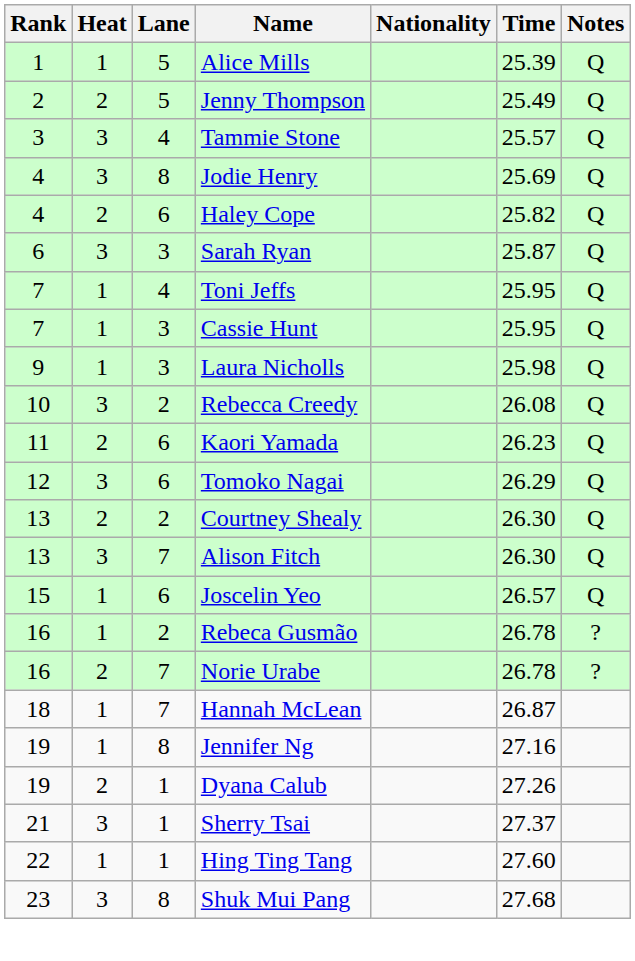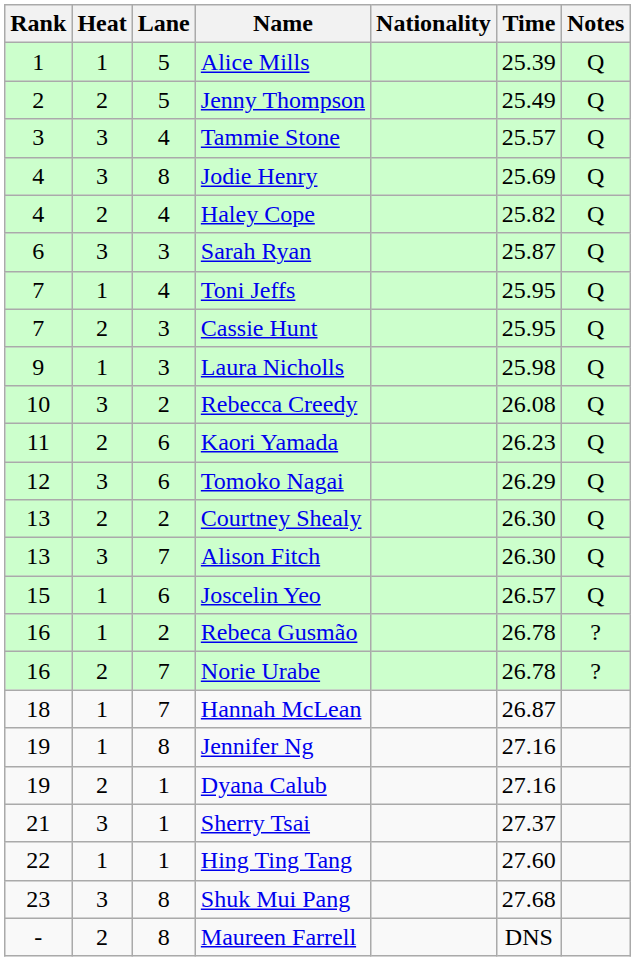(164, 213) 6 -> (164, 213) 4
(102, 328) 1 -> (102, 328) 2
(529, 784) 27.26 -> (529, 784) 27.16
+ row: (278, 937)
